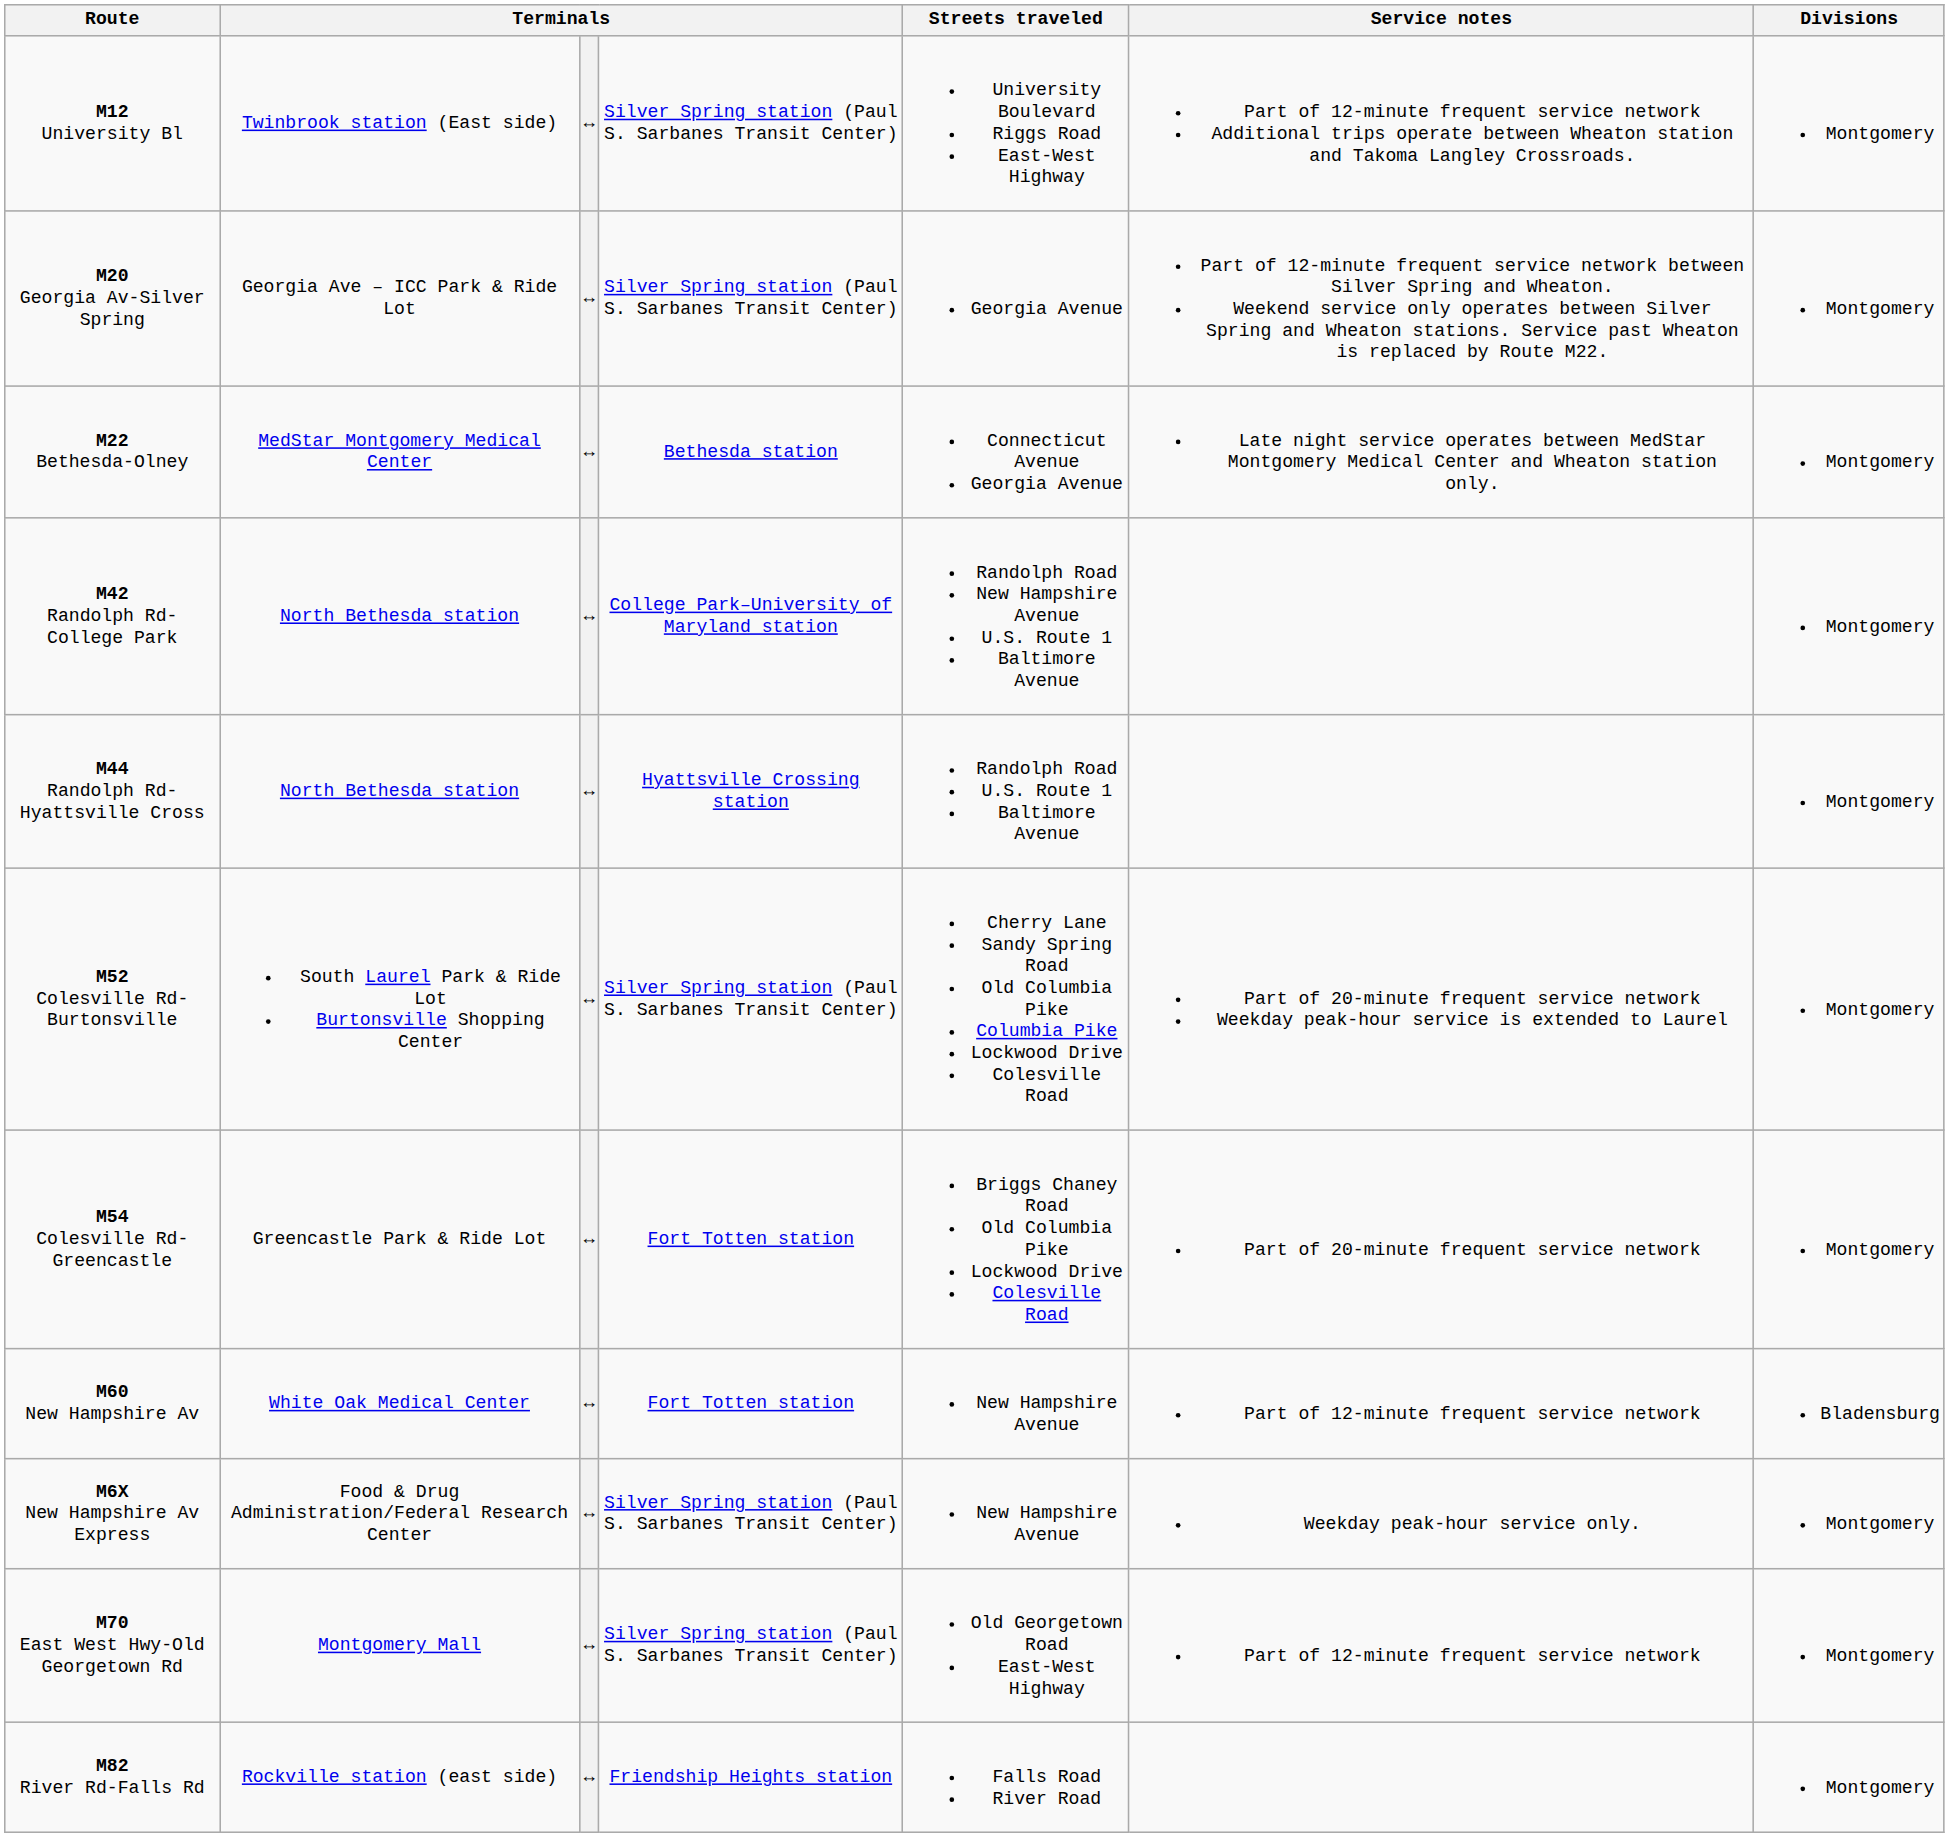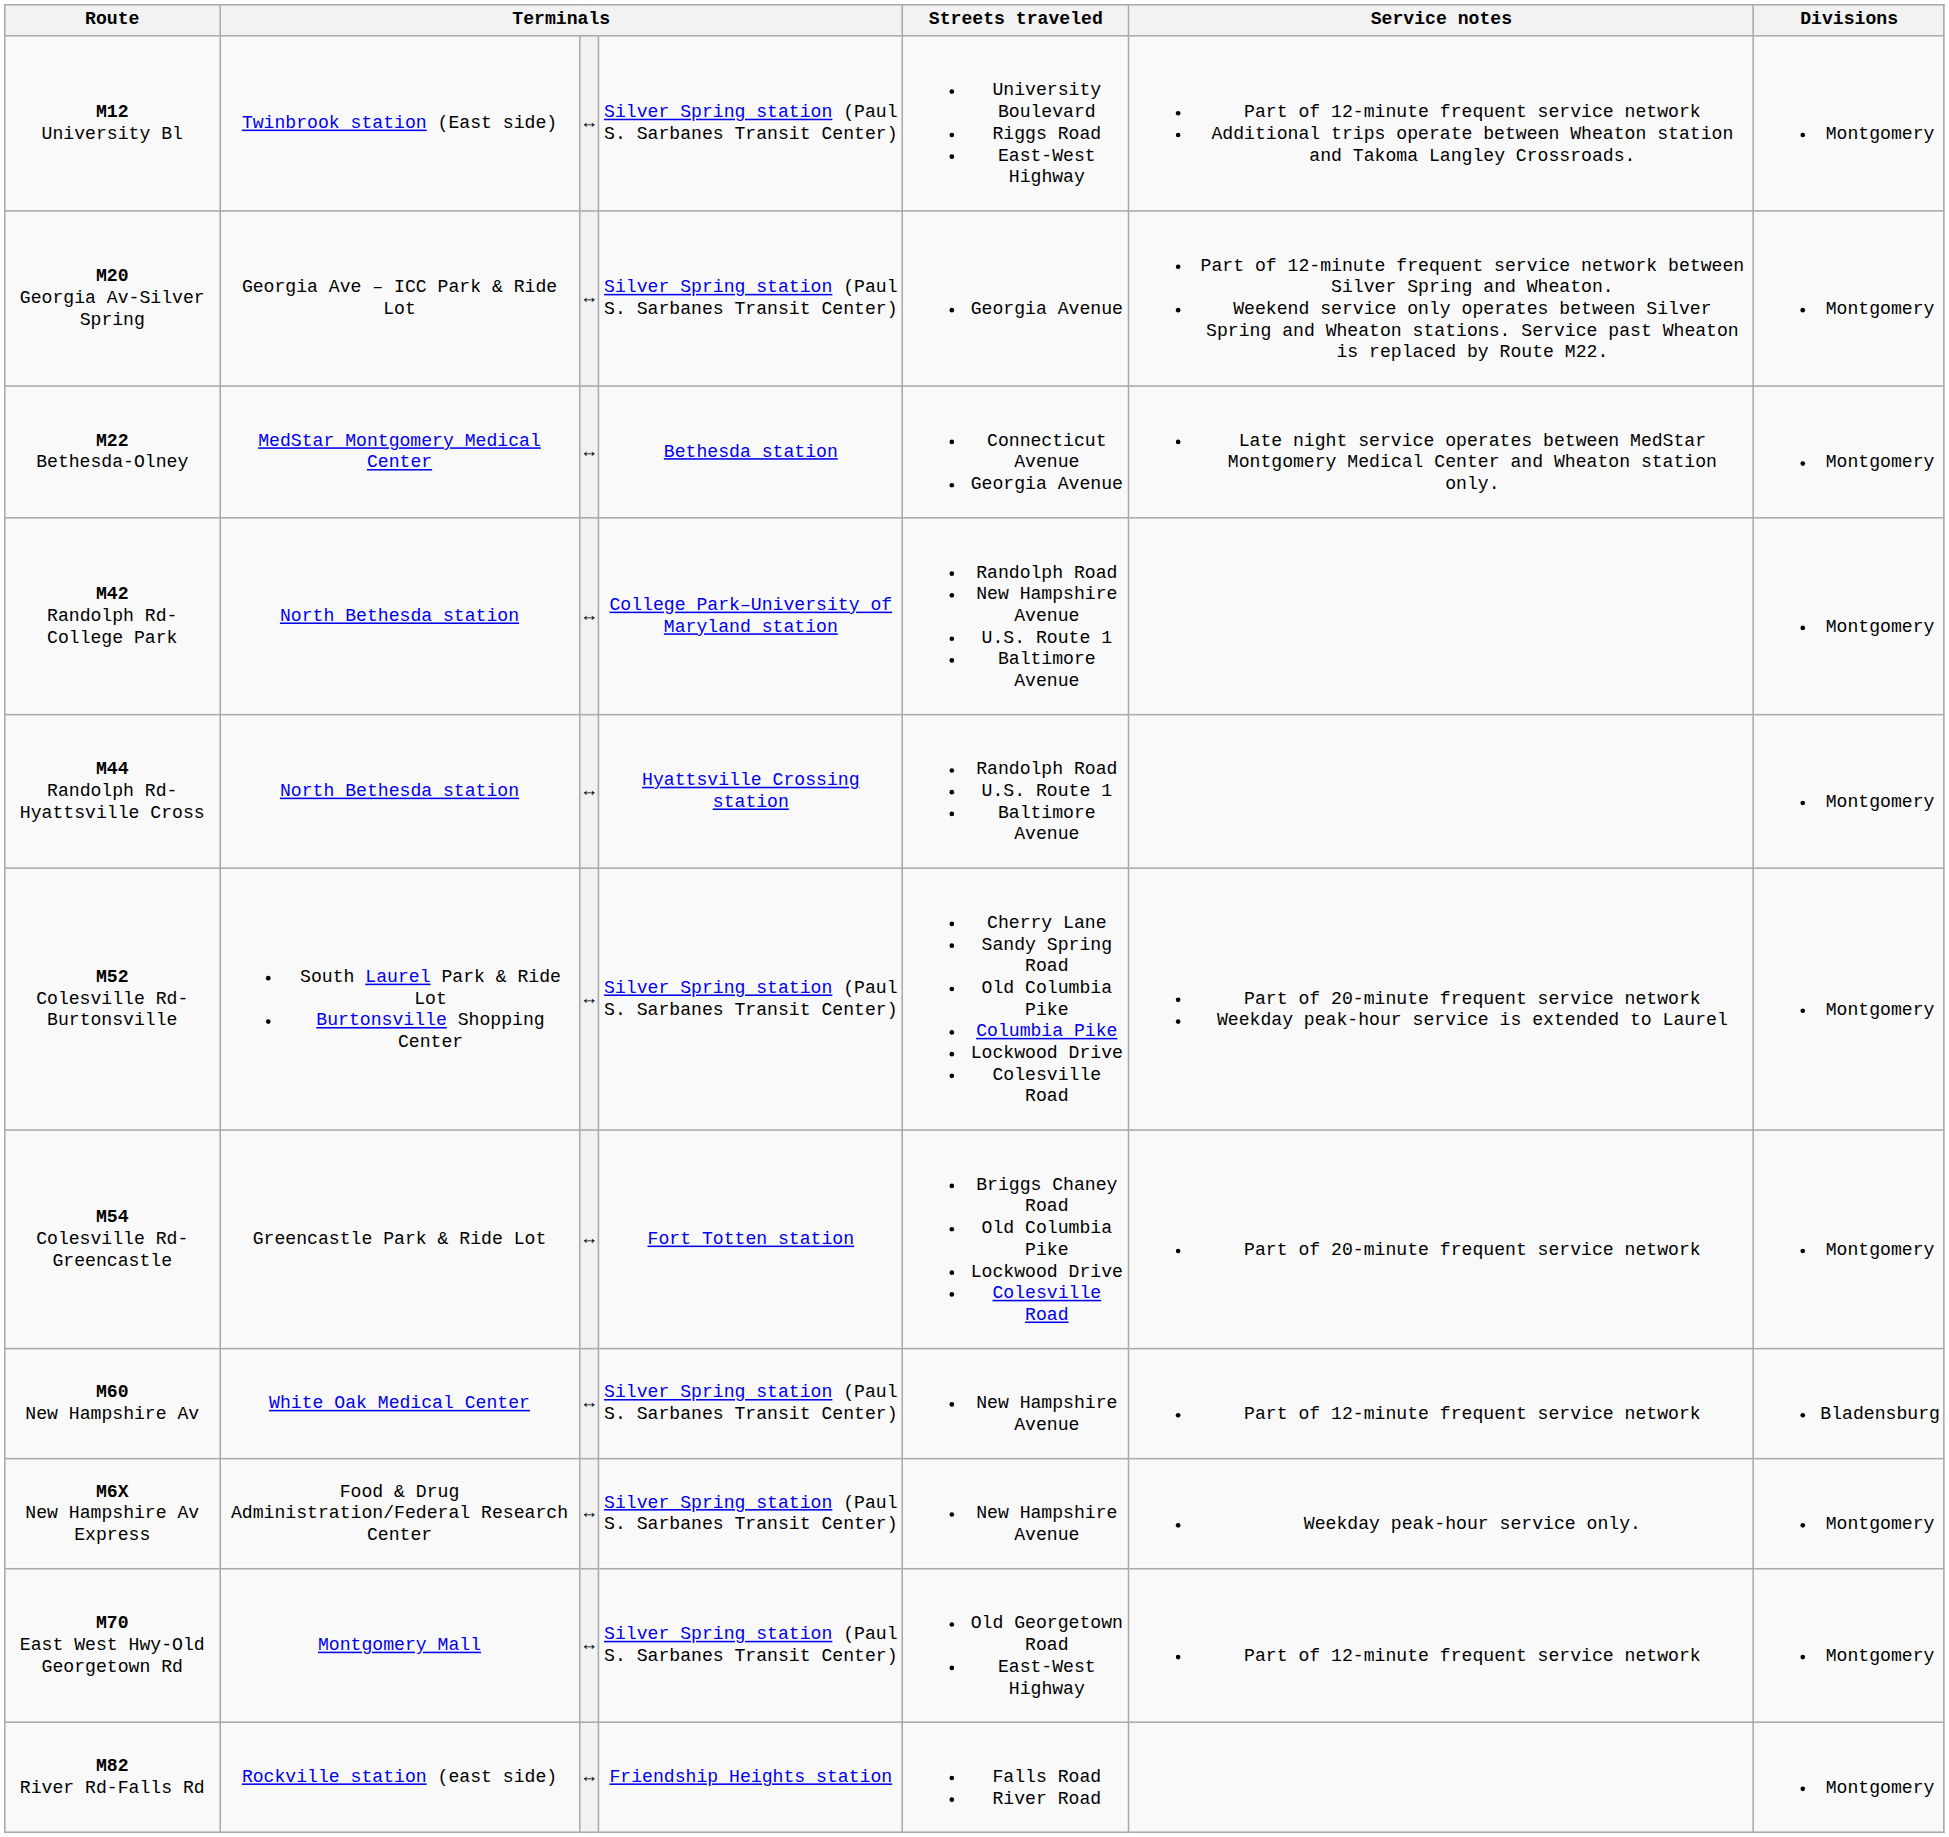(751, 1403) Fort Totten station -> (751, 1403) Silver Spring station (Paul S. Sarbanes Transit Center)
